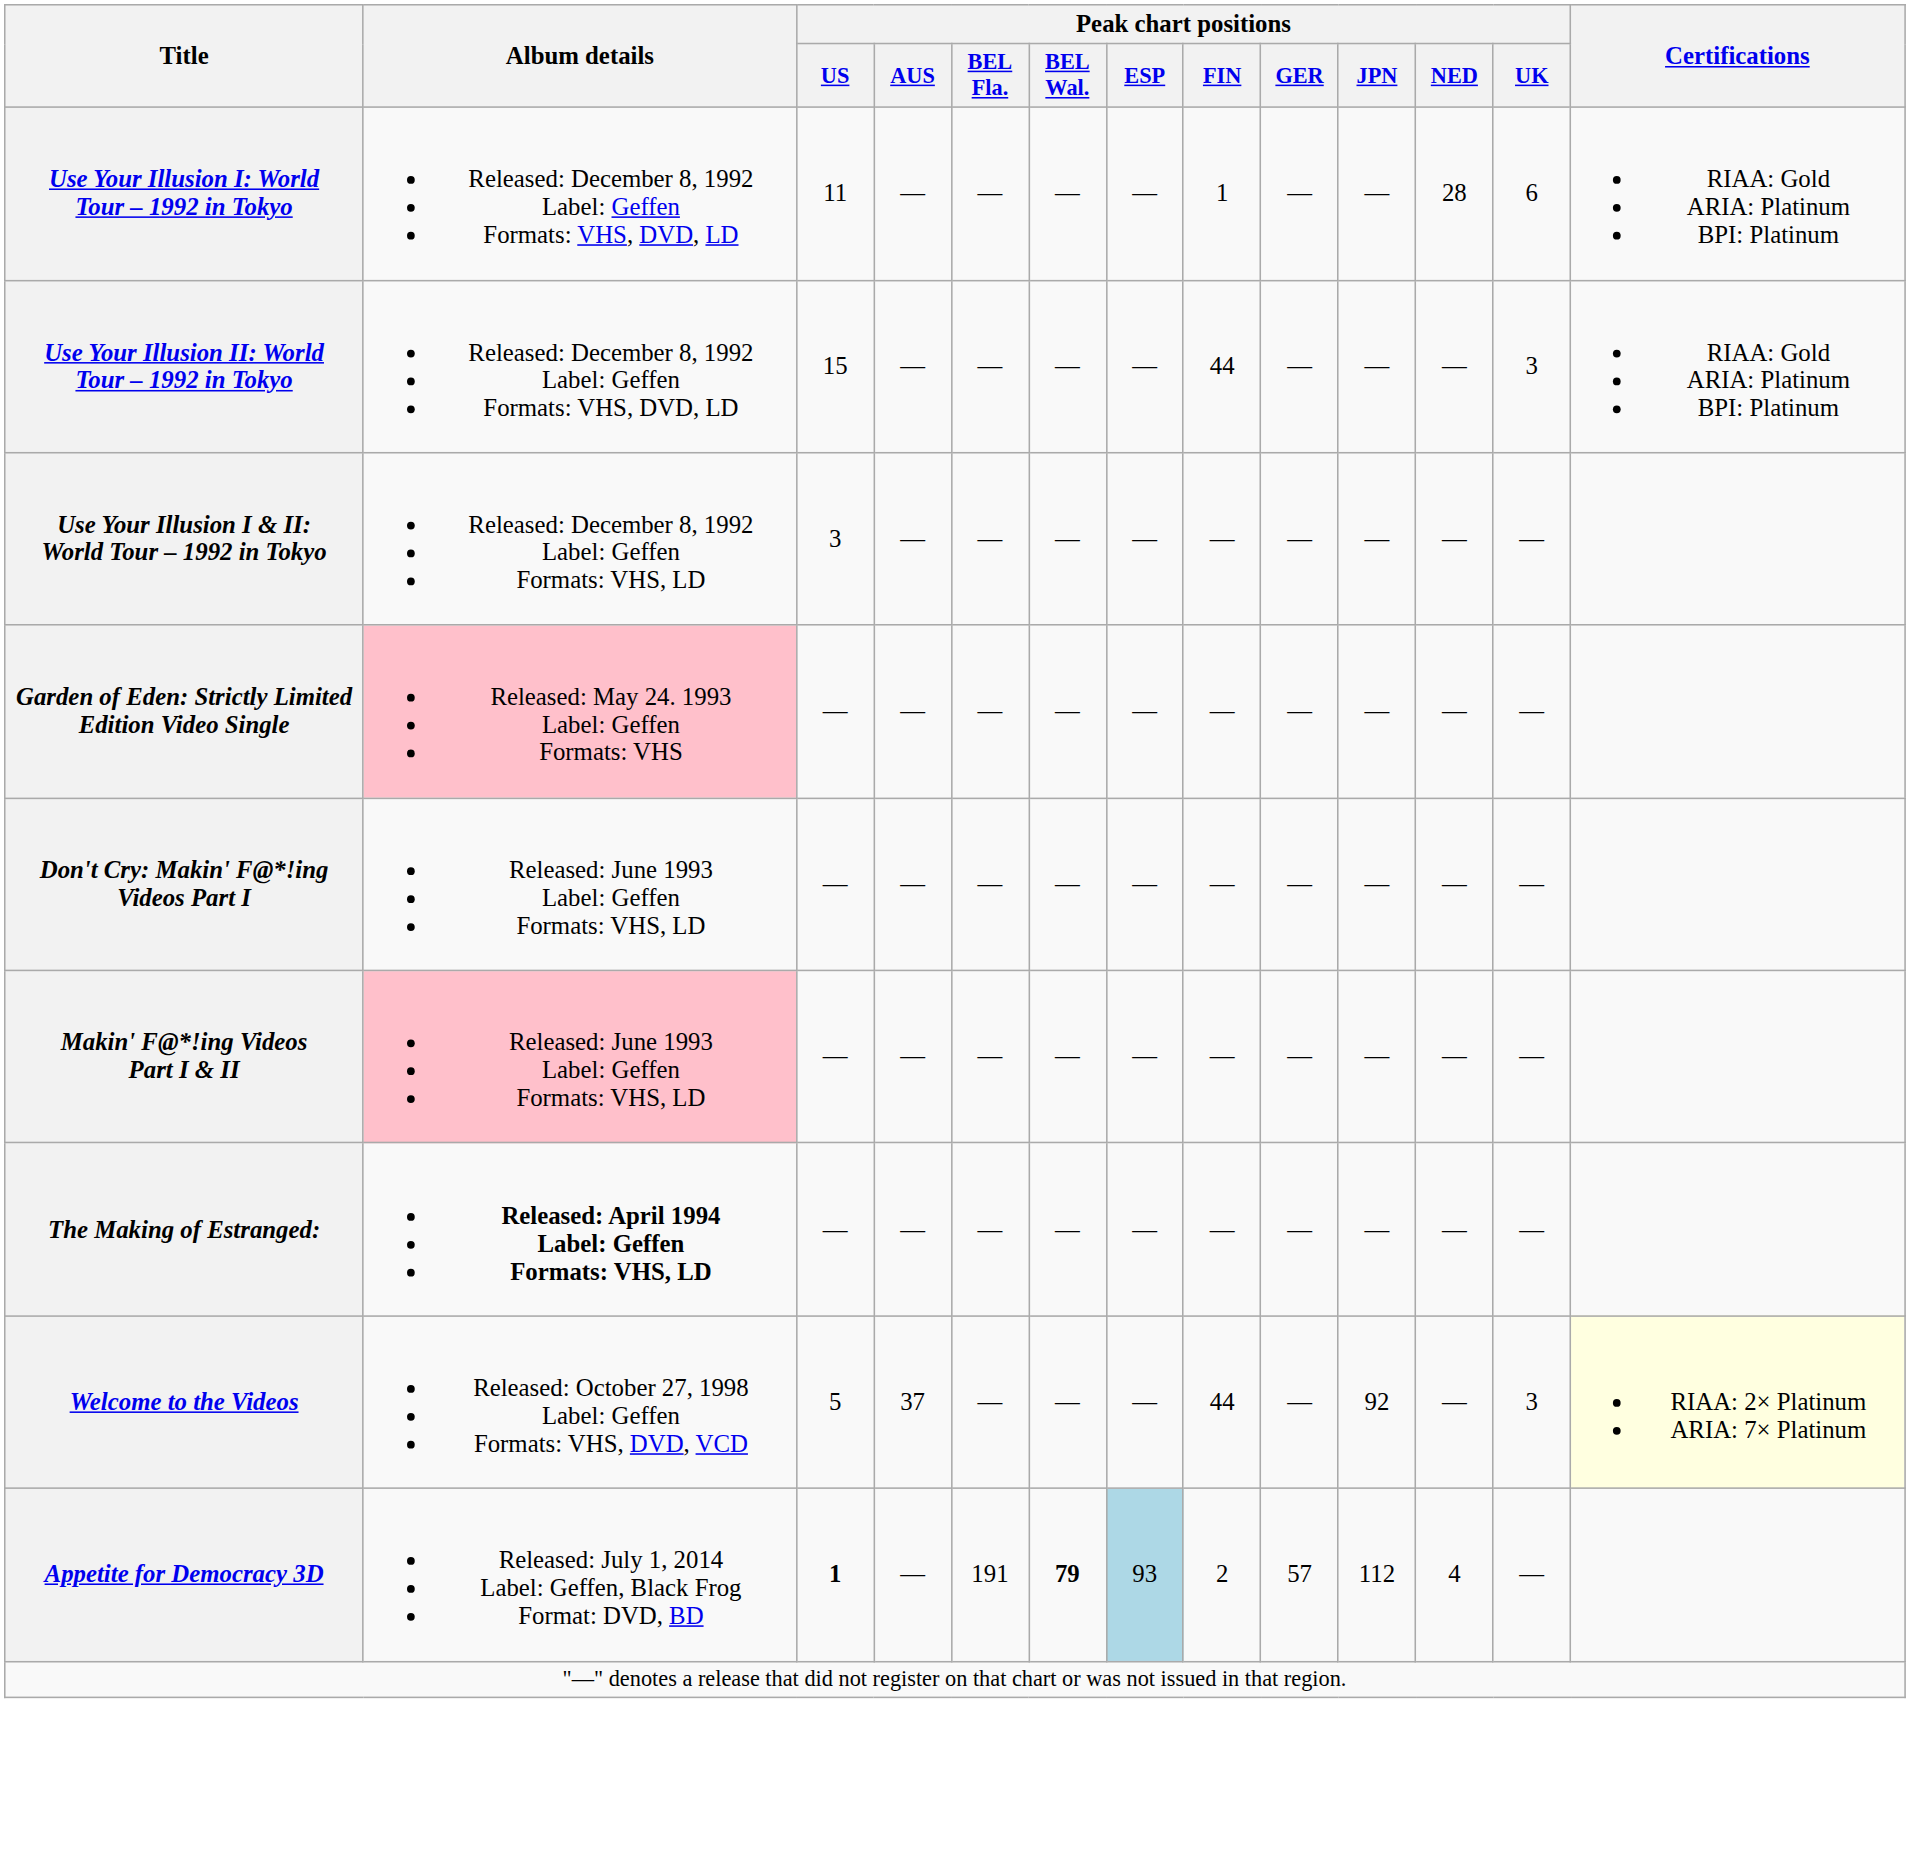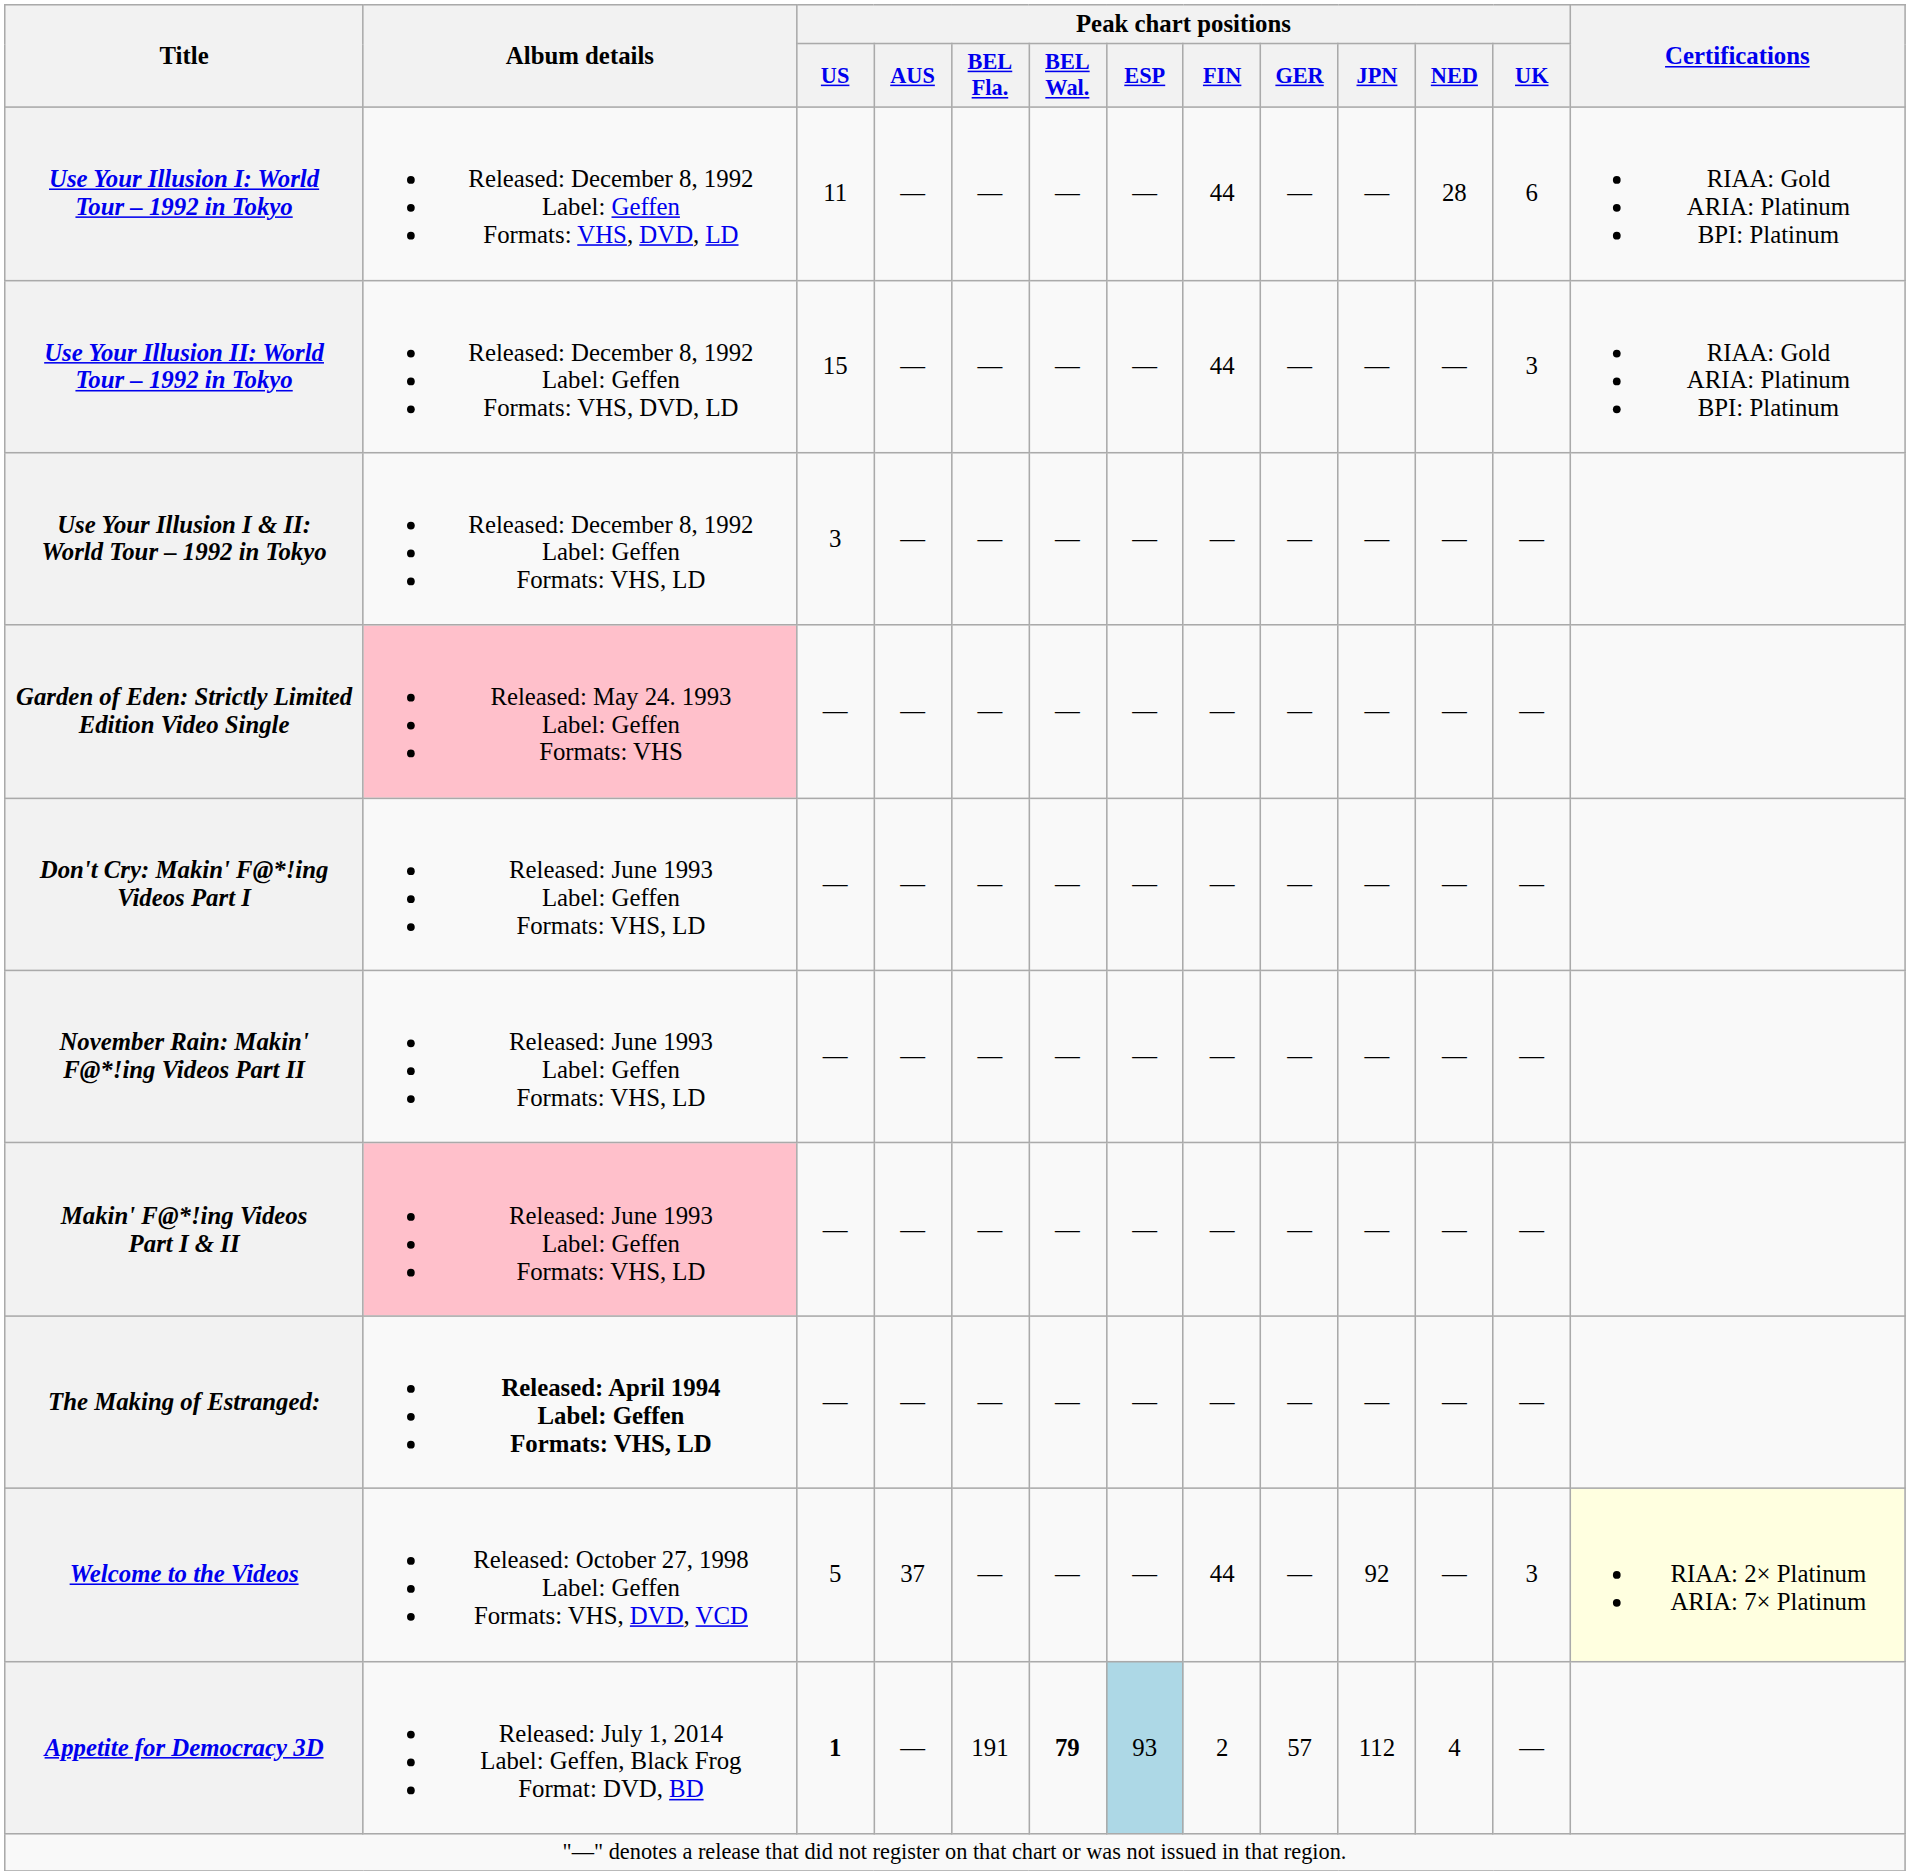(1222, 193) 1 -> (1222, 193) 44
+ row: (184, 1056)
